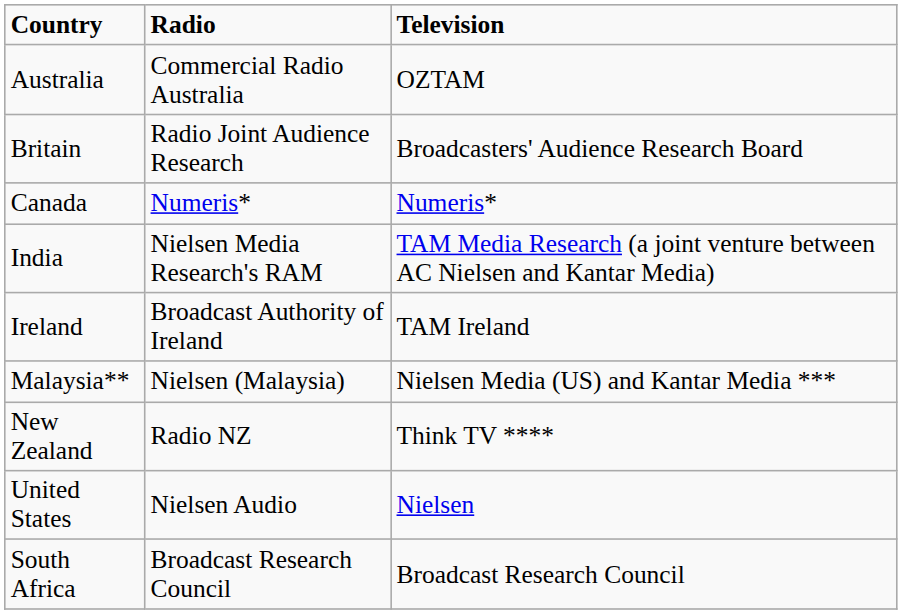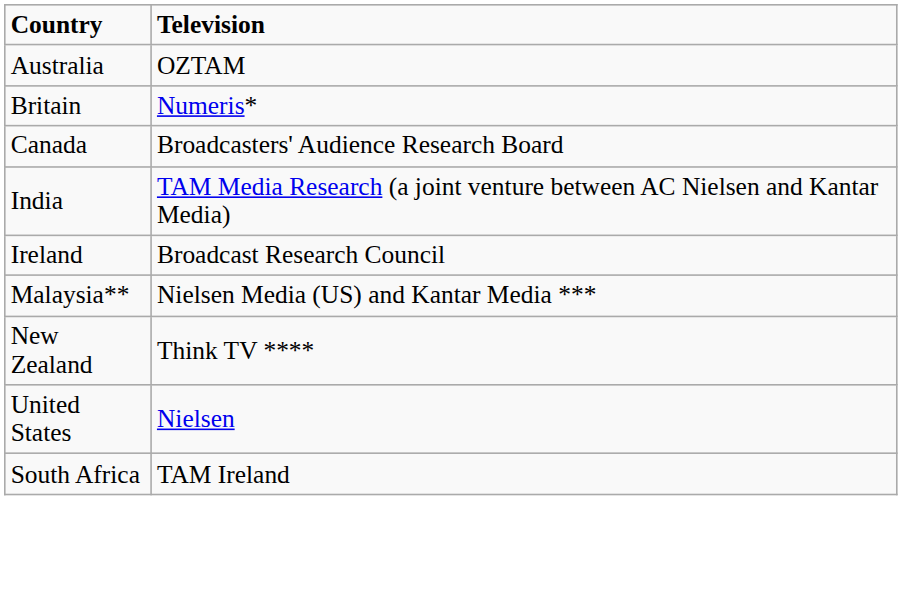- column: (183, 24)
(600, 148) Broadcasters' Audience Research Board -> (207, 105) Numeris*
(447, 202) Numeris* -> (360, 145) Broadcasters' Audience Research Board
(463, 326) TAM Ireland -> (301, 255) Broadcast Research Council
(541, 573) Broadcast Research Council -> (223, 473) TAM Ireland
